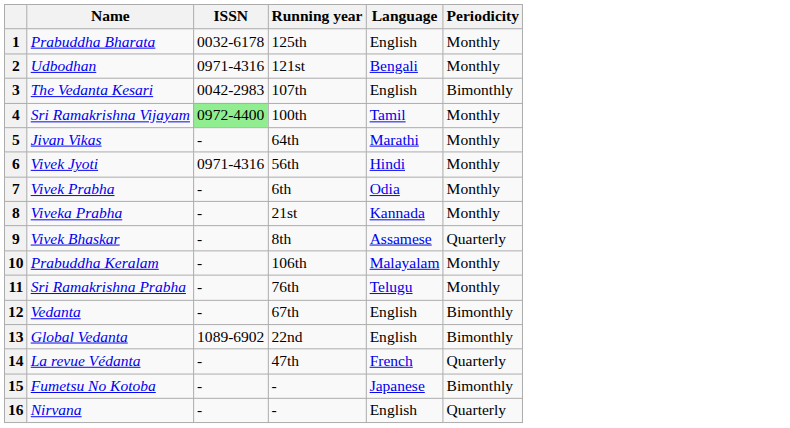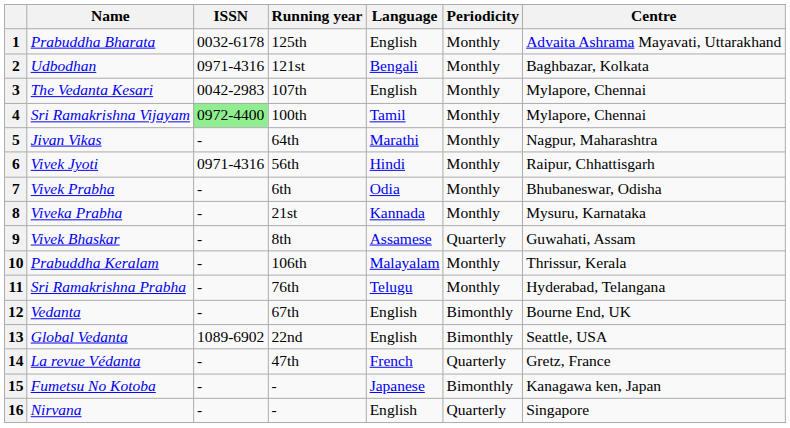+ column: (654, 16)
(480, 90) Bimonthly -> (473, 90) Monthly
